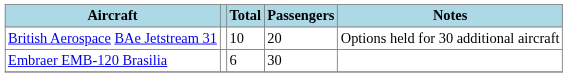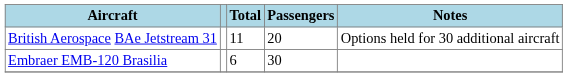(237, 38) 10 -> (236, 38) 11
